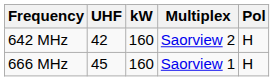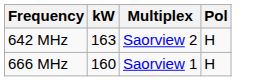- column: (106, 16)
(141, 40) 160 -> (103, 40) 163
